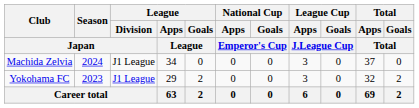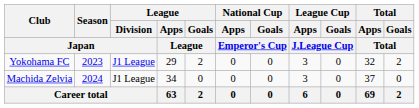rows swapped: (39, 78) <-> (39, 62)
